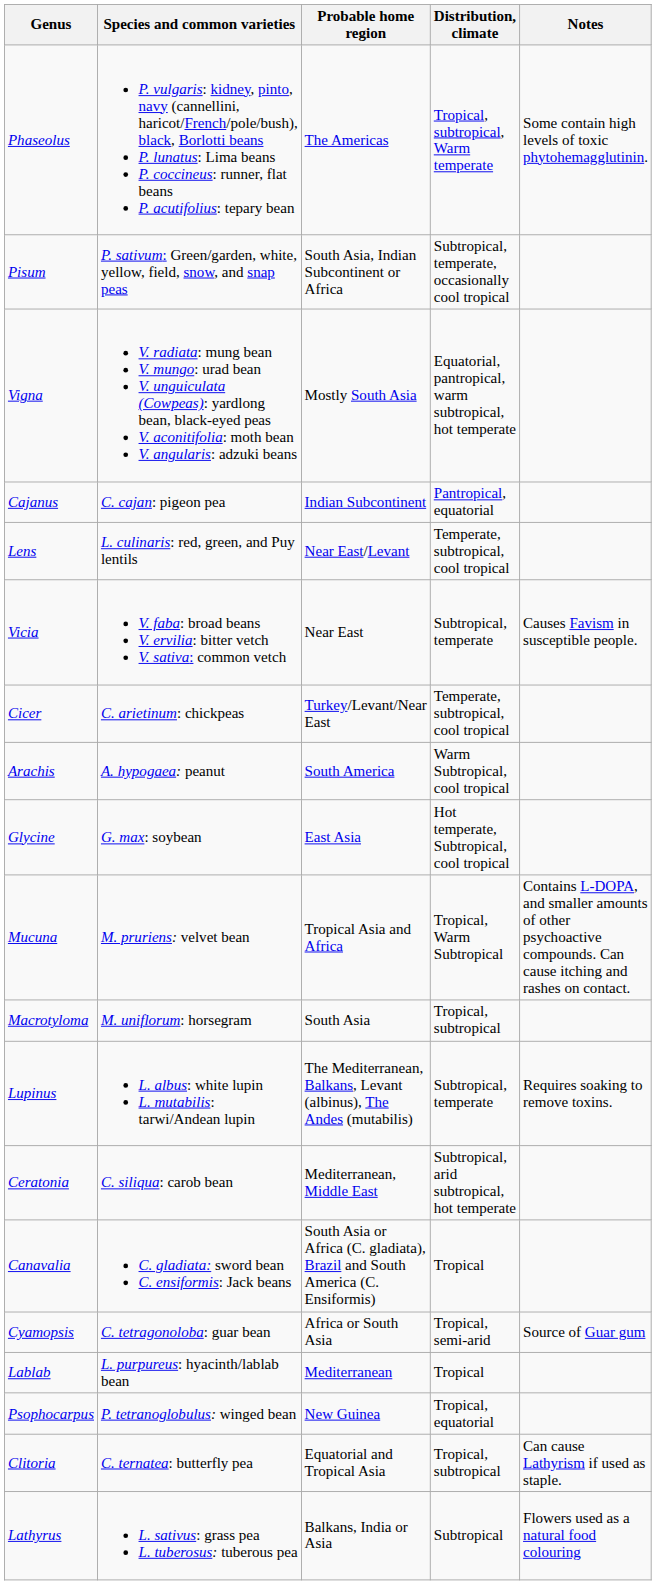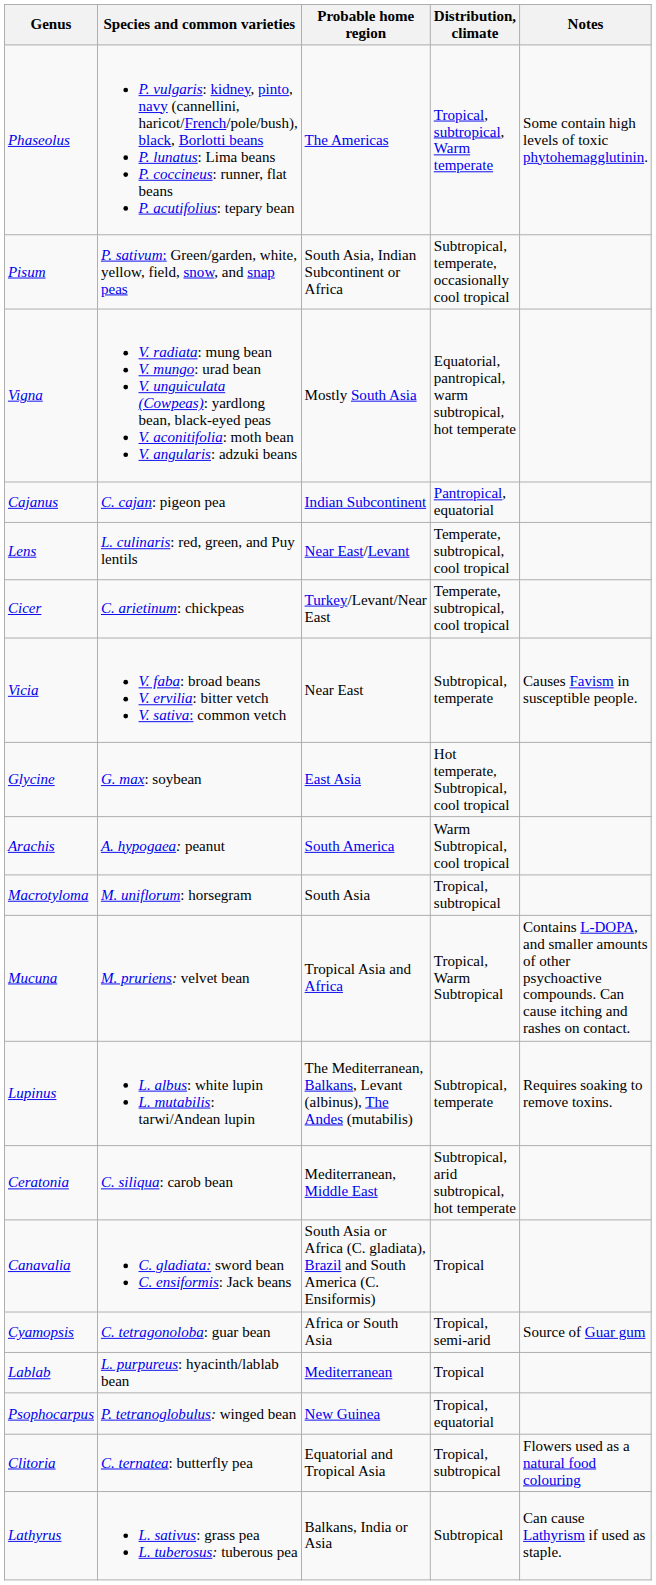rows swapped: (25, 713) <-> (23, 632)
rows swapped: (31, 771) <-> (31, 837)
rows swapped: (48, 1020) <-> (33, 937)
(584, 1462) Can cause Lathyrism if used as staple. -> (576, 1462) Flowers used as a natural food colouring
(576, 1535) Flowers used as a natural food colouring -> (584, 1535) Can cause Lathyrism if used as staple.
